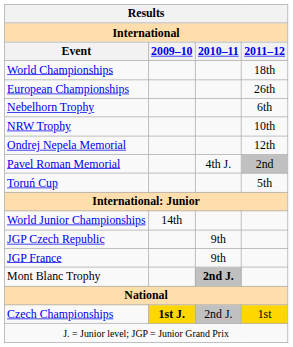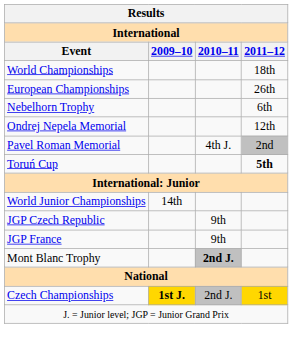- row: (39, 126)
(265, 182) normal -> (265, 164) bold
